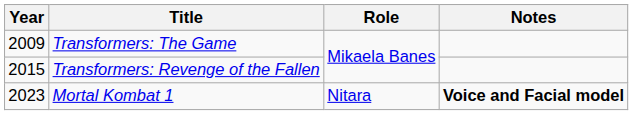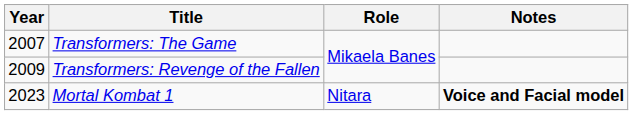(27, 43) 2009 -> (27, 43) 2007
(27, 69) 2015 -> (27, 69) 2009
